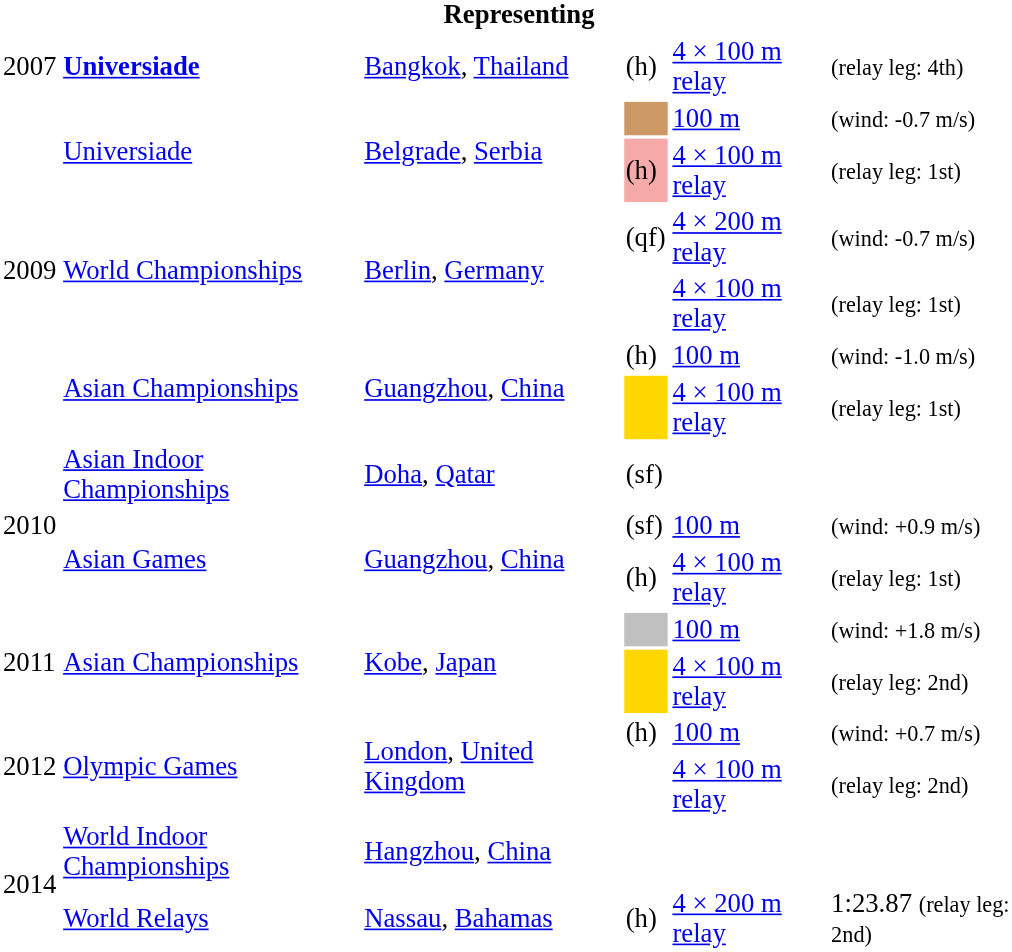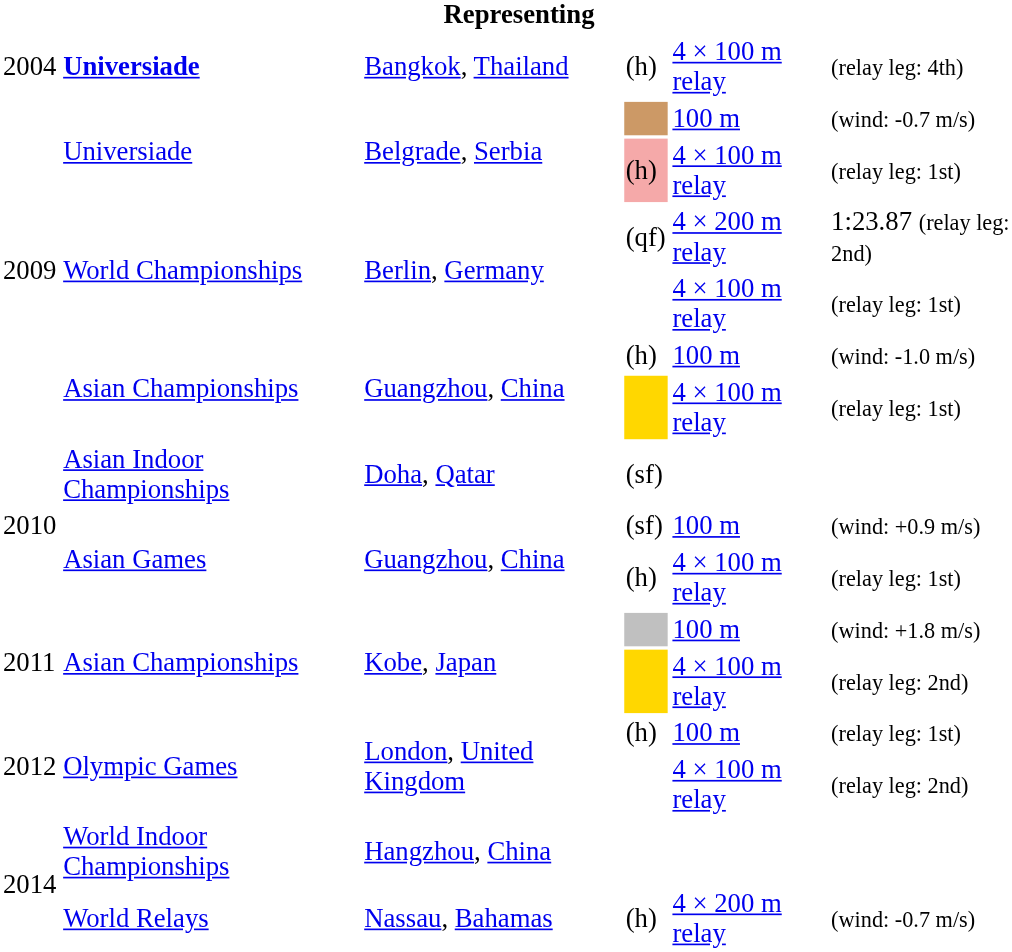(30, 66) 2007 -> (30, 66) 2004
(903, 238) (wind: -0.7 m/s) -> (920, 236) 1:23.87 (relay leg: 2nd)
(906, 734) (wind: +0.7 m/s) -> (896, 734) (relay leg: 1st)
(920, 918) 1:23.87 (relay leg: 2nd) -> (903, 919) (wind: -0.7 m/s)
